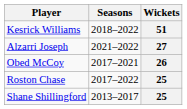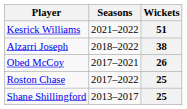(115, 29) 2018–2022 -> (115, 29) 2021–2022
(115, 46) 2021–2022 -> (115, 46) 2018–2022
(162, 46) 27 -> (162, 46) 38
